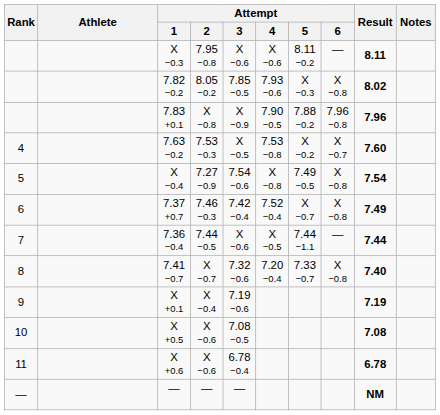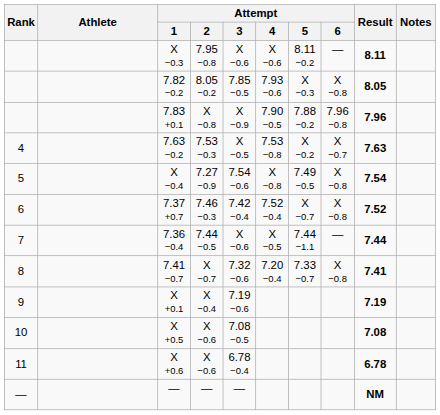(375, 86) 8.02 -> (375, 86) 8.05
(375, 148) 7.60 -> (375, 148) 7.63
(375, 209) 7.49 -> (375, 209) 7.52
(375, 271) 7.40 -> (375, 271) 7.41
